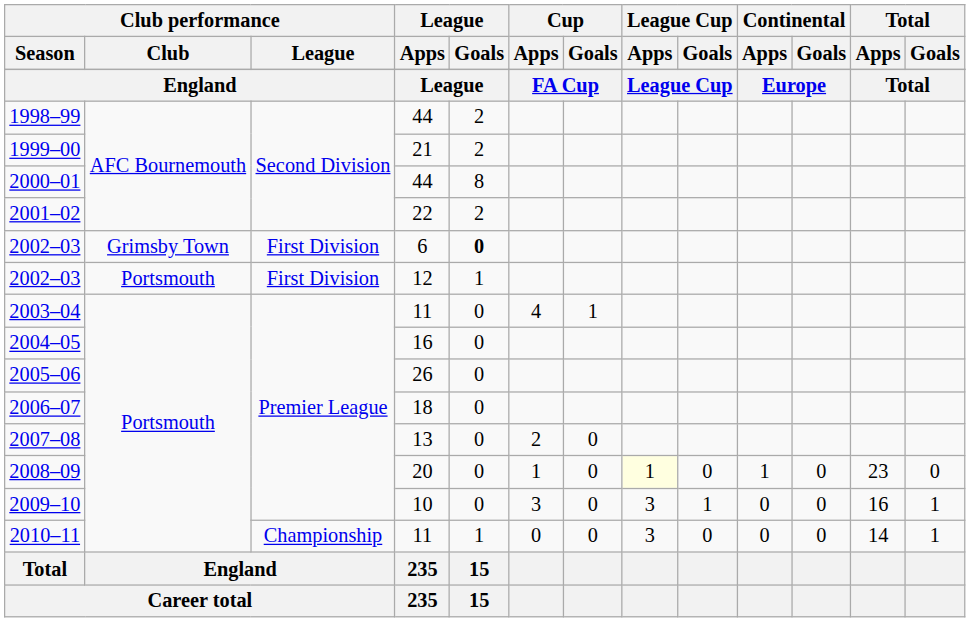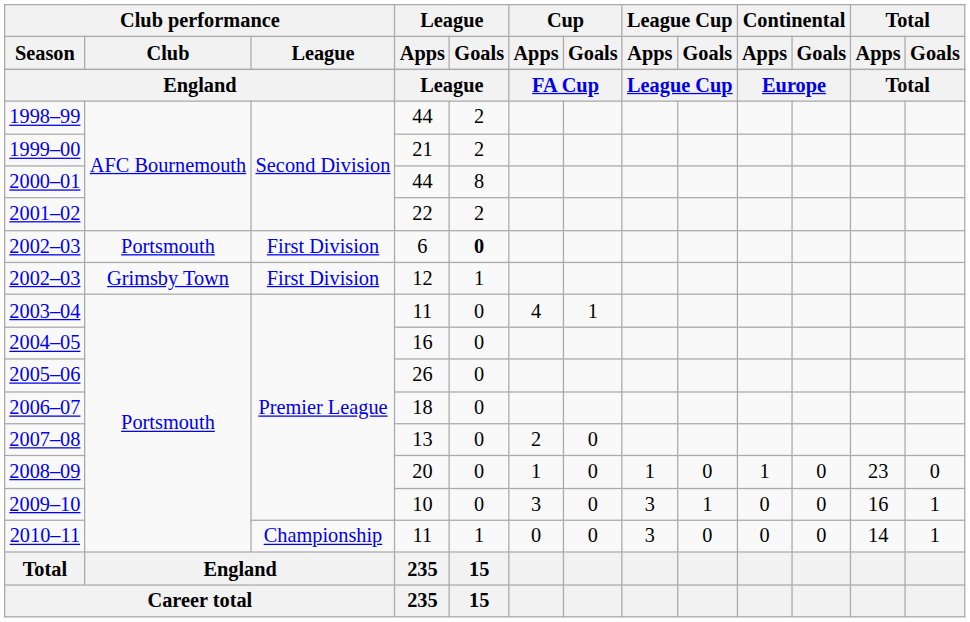(168, 246) Grimsby Town -> (168, 246) Portsmouth
(168, 278) Portsmouth -> (168, 278) Grimsby Town
(650, 471) lightyellow background -> (650, 471) no background
